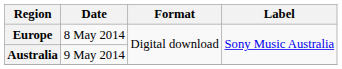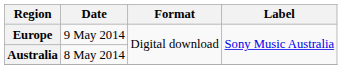(94, 34) 8 May 2014 -> (94, 34) 9 May 2014
(94, 54) 9 May 2014 -> (94, 54) 8 May 2014
